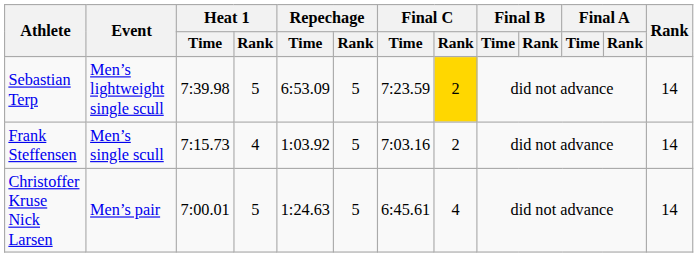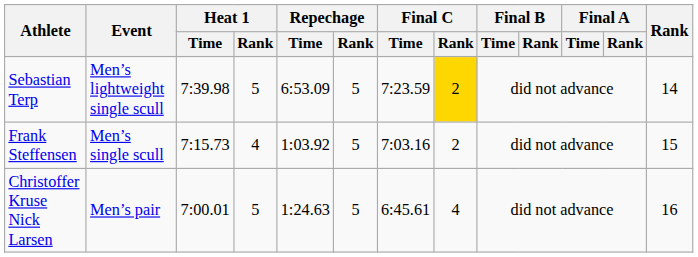(669, 145) 14 -> (669, 145) 15
(669, 210) 14 -> (669, 210) 16
